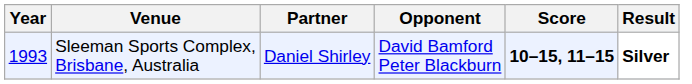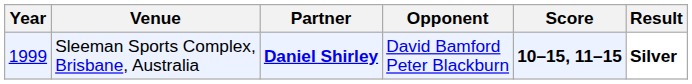(28, 56) 1993 -> (28, 56) 1999
(317, 56) normal -> (321, 56) bold
